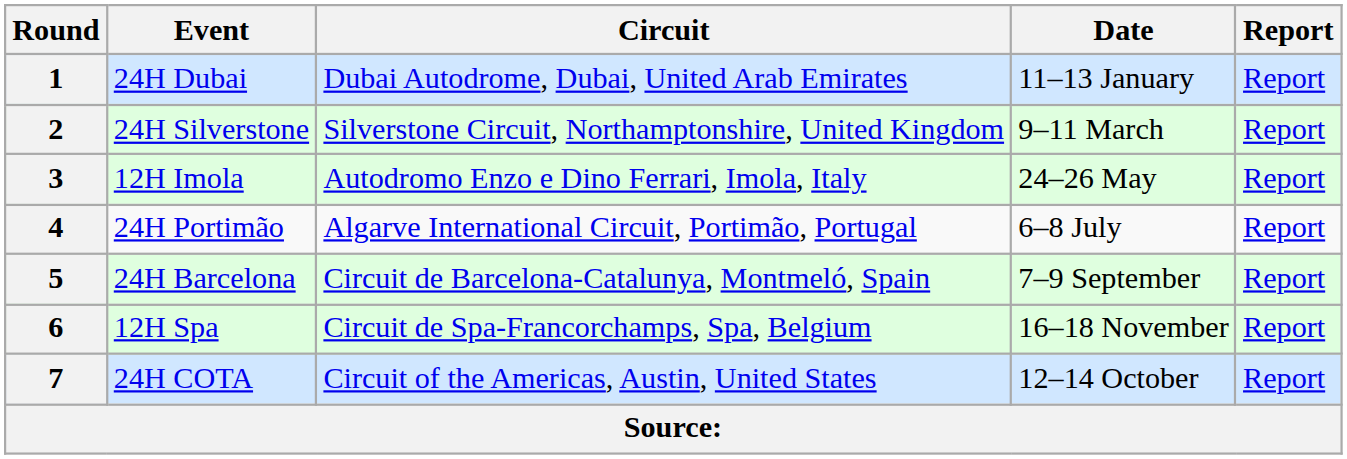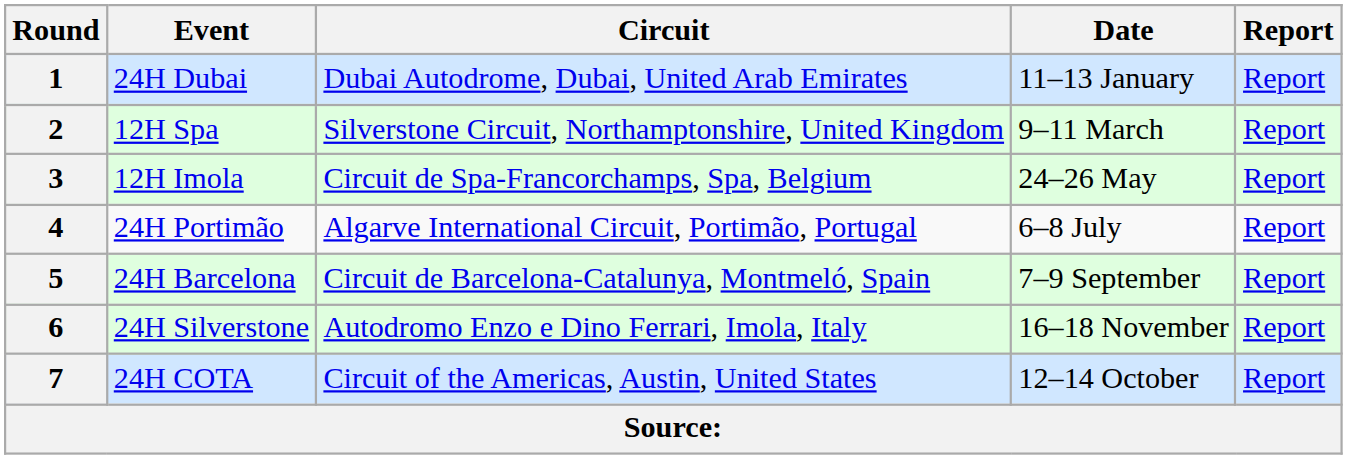(211, 128) 24H Silverstone -> (166, 128) 12H Spa
(595, 178) Autodromo Enzo e Dino Ferrari, Imola, Italy -> (597, 178) Circuit de Spa-Francorchamps, Spa, Belgium
(166, 327) 12H Spa -> (211, 327) 24H Silverstone
(597, 327) Circuit de Spa-Francorchamps, Spa, Belgium -> (595, 327) Autodromo Enzo e Dino Ferrari, Imola, Italy
